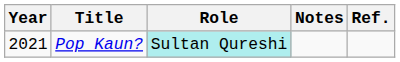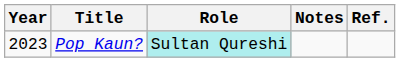(28, 44) 2021 -> (28, 44) 2023
